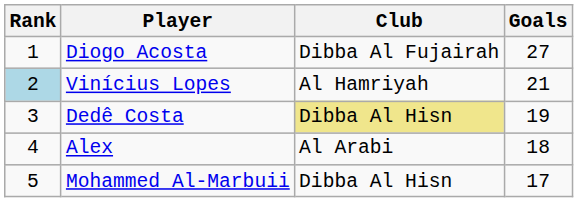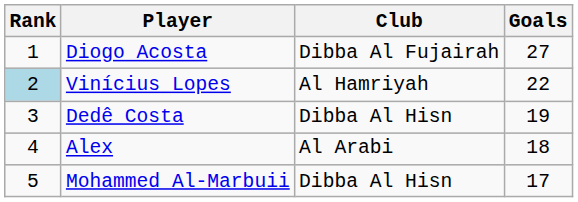(538, 85) 21 -> (538, 85) 22
(376, 117) khaki background -> (376, 117) no background
